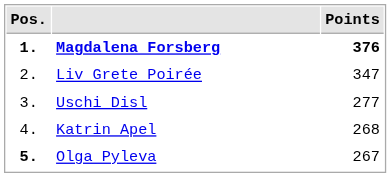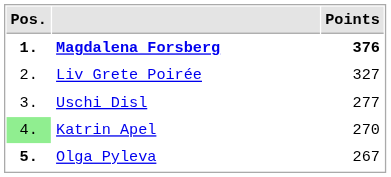(366, 75) 347 -> (366, 75) 327
(29, 130) no background -> (29, 130) lightgreen background
(366, 130) 268 -> (366, 130) 270
